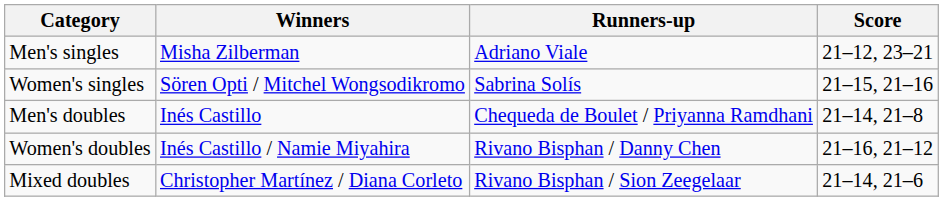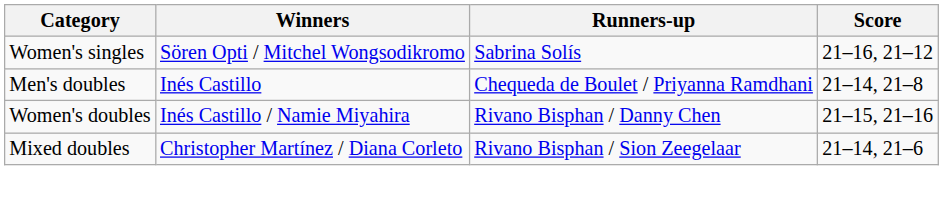- row: (64, 52)
(878, 84) 21–15, 21–16 -> (878, 52) 21–16, 21–12
(878, 148) 21–16, 21–12 -> (878, 116) 21–15, 21–16
